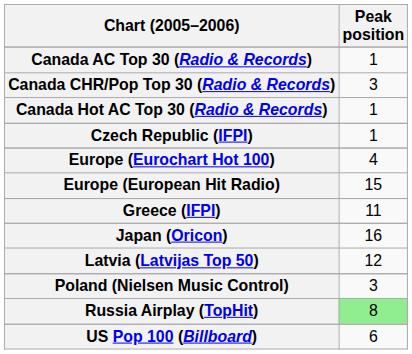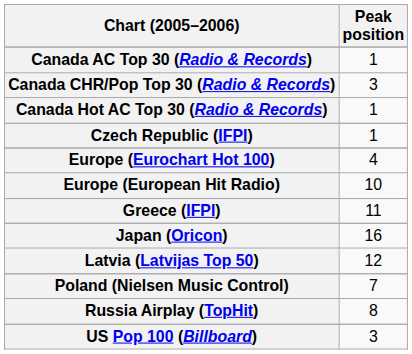(373, 185) 15 -> (373, 185) 10
(373, 286) 3 -> (373, 286) 7
(373, 311) lightgreen background -> (373, 311) no background
(373, 336) 6 -> (373, 336) 3
